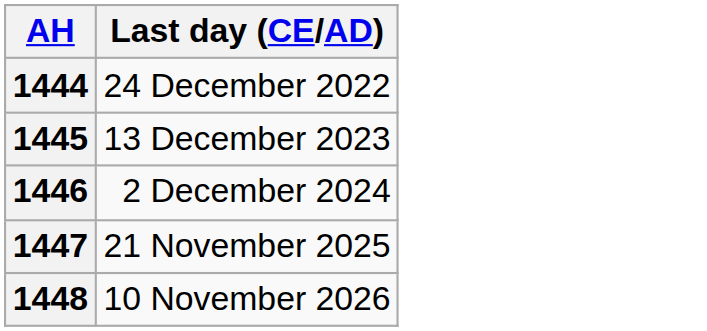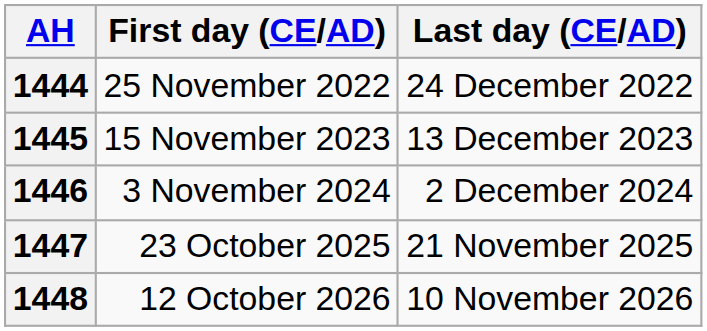+ column: (247, 31)
